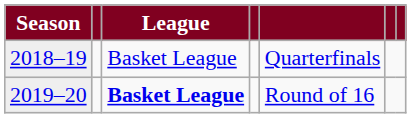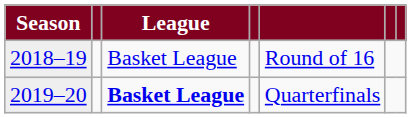(323, 58) Quarterfinals -> (320, 58) Round of 16
(320, 94) Round of 16 -> (323, 94) Quarterfinals
